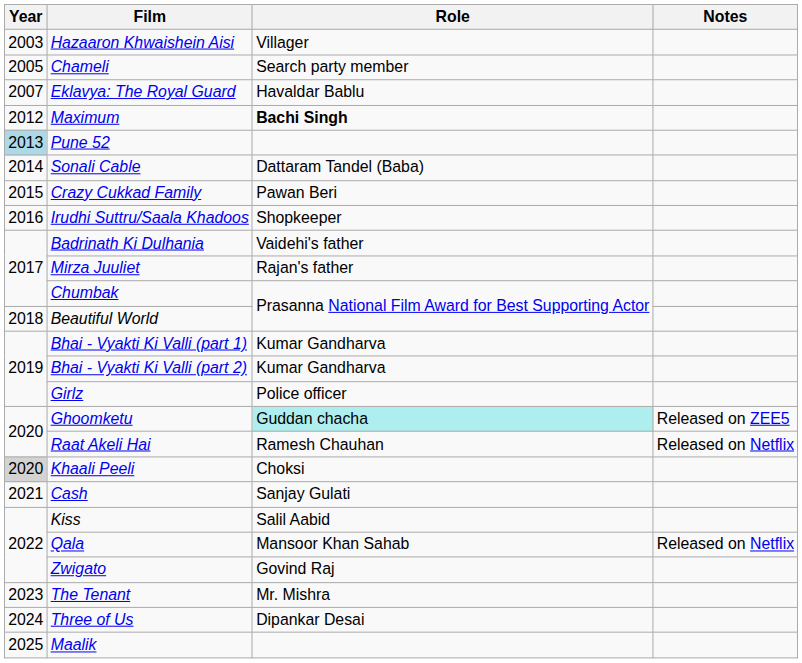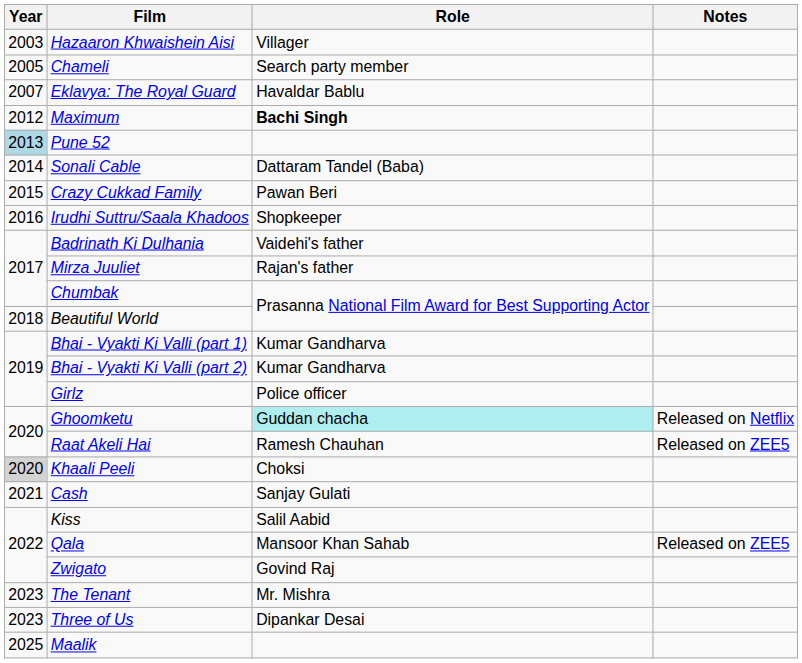(723, 419) Released on ZEE5 -> (725, 419) Released on Netflix
(725, 444) Released on Netflix -> (723, 444) Released on ZEE5
(725, 544) Released on Netflix -> (723, 544) Released on ZEE5
(26, 619) 2024 -> (26, 619) 2023
